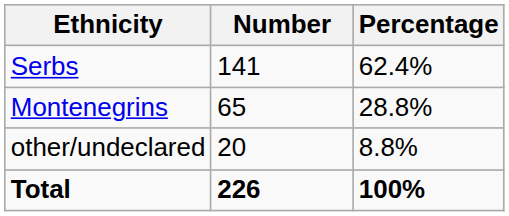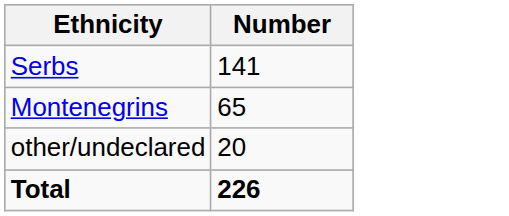- column: (429, 25)
